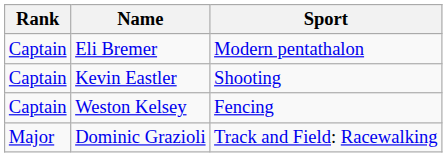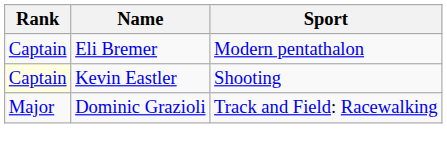(38, 78) no background -> (38, 78) lightyellow background
- row: (131, 107)
